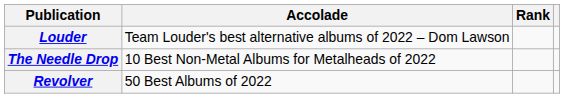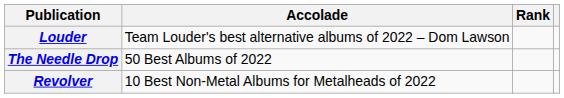(280, 59) 10 Best Non-Metal Albums for Metalheads of 2022 -> (198, 59) 50 Best Albums of 2022
(198, 81) 50 Best Albums of 2022 -> (280, 81) 10 Best Non-Metal Albums for Metalheads of 2022
